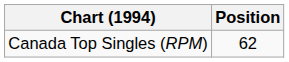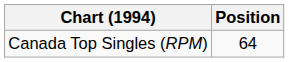(248, 43) 62 -> (248, 43) 64
